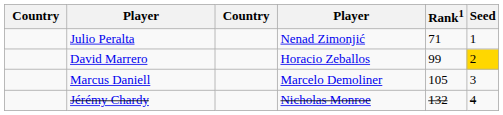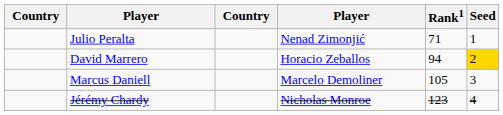(435, 59) 99 -> (435, 59) 94
(438, 100) 132 -> (438, 100) 123
